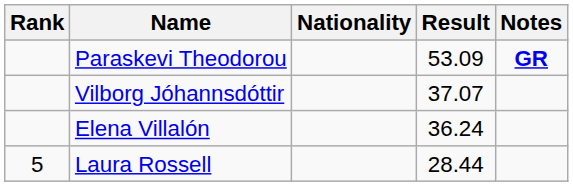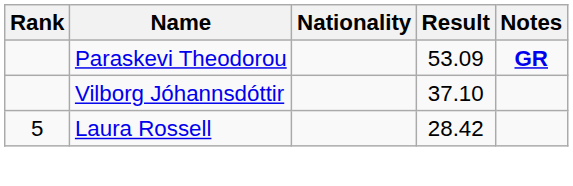(456, 93) 37.07 -> (456, 93) 37.10
- row: (142, 129)
(456, 164) 28.44 -> (456, 129) 28.42
